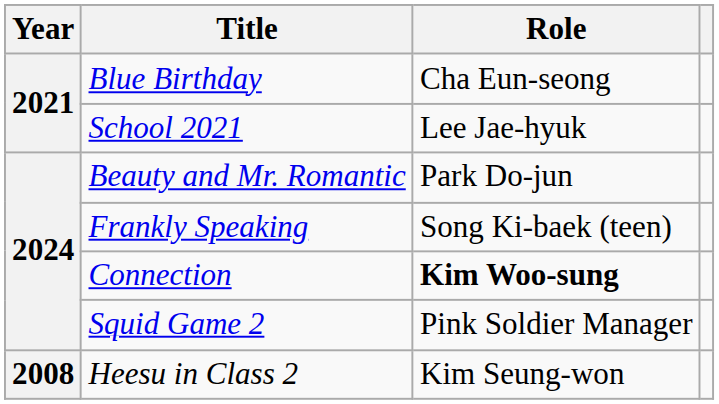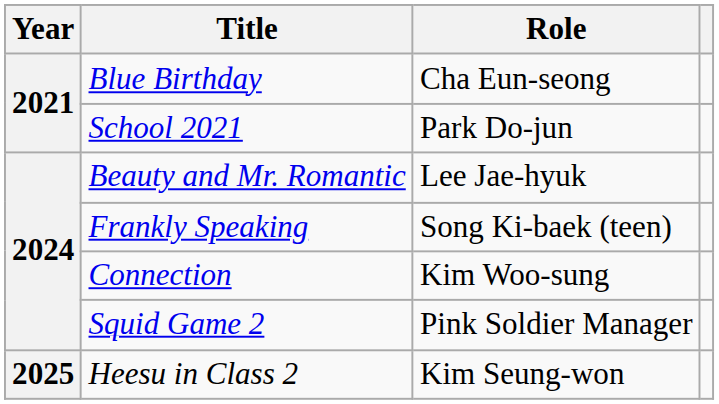(503, 127) Lee Jae-hyuk -> (496, 127) Park Do-jun
(496, 176) Park Do-jun -> (503, 176) Lee Jae-hyuk
(519, 275) bold -> (515, 275) normal
(43, 373) 2008 -> (43, 373) 2025
